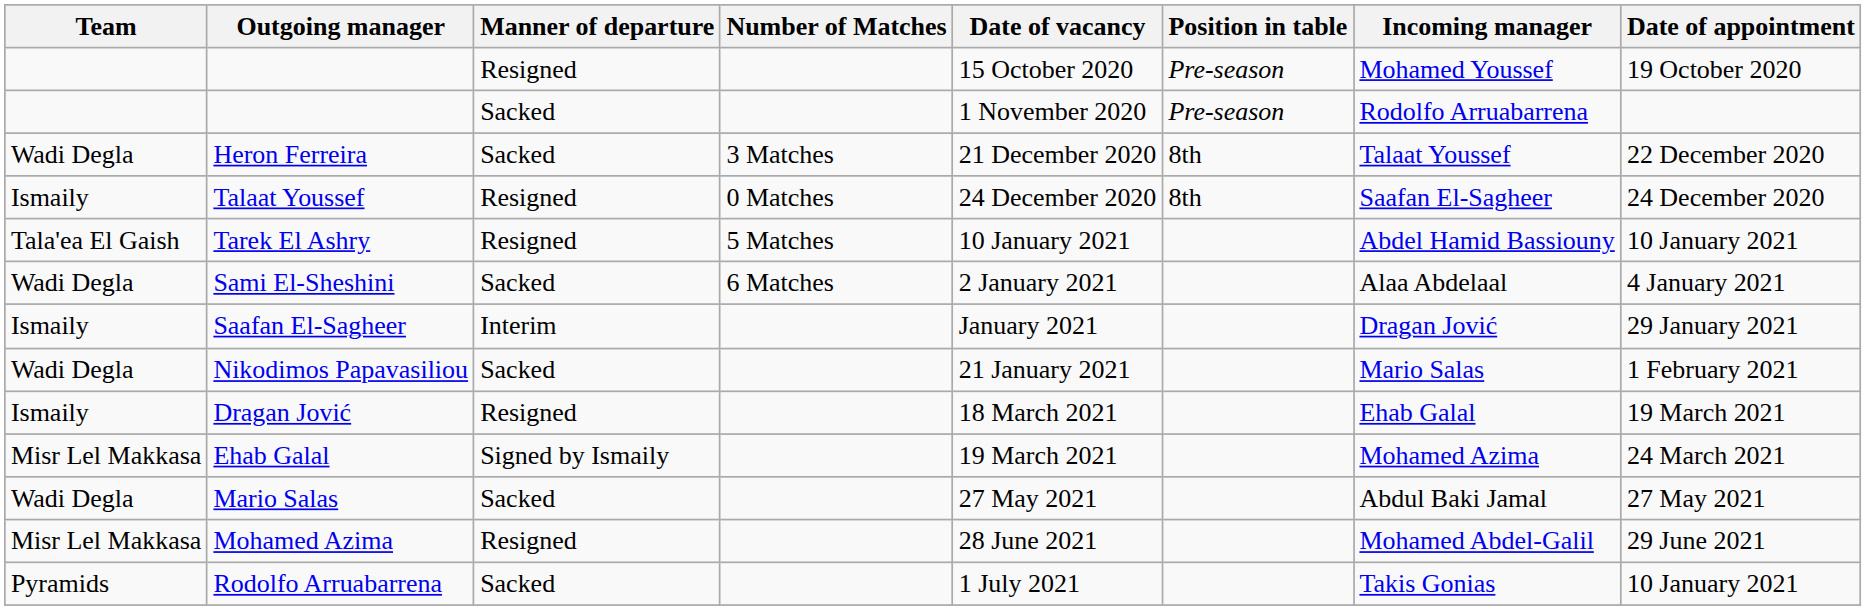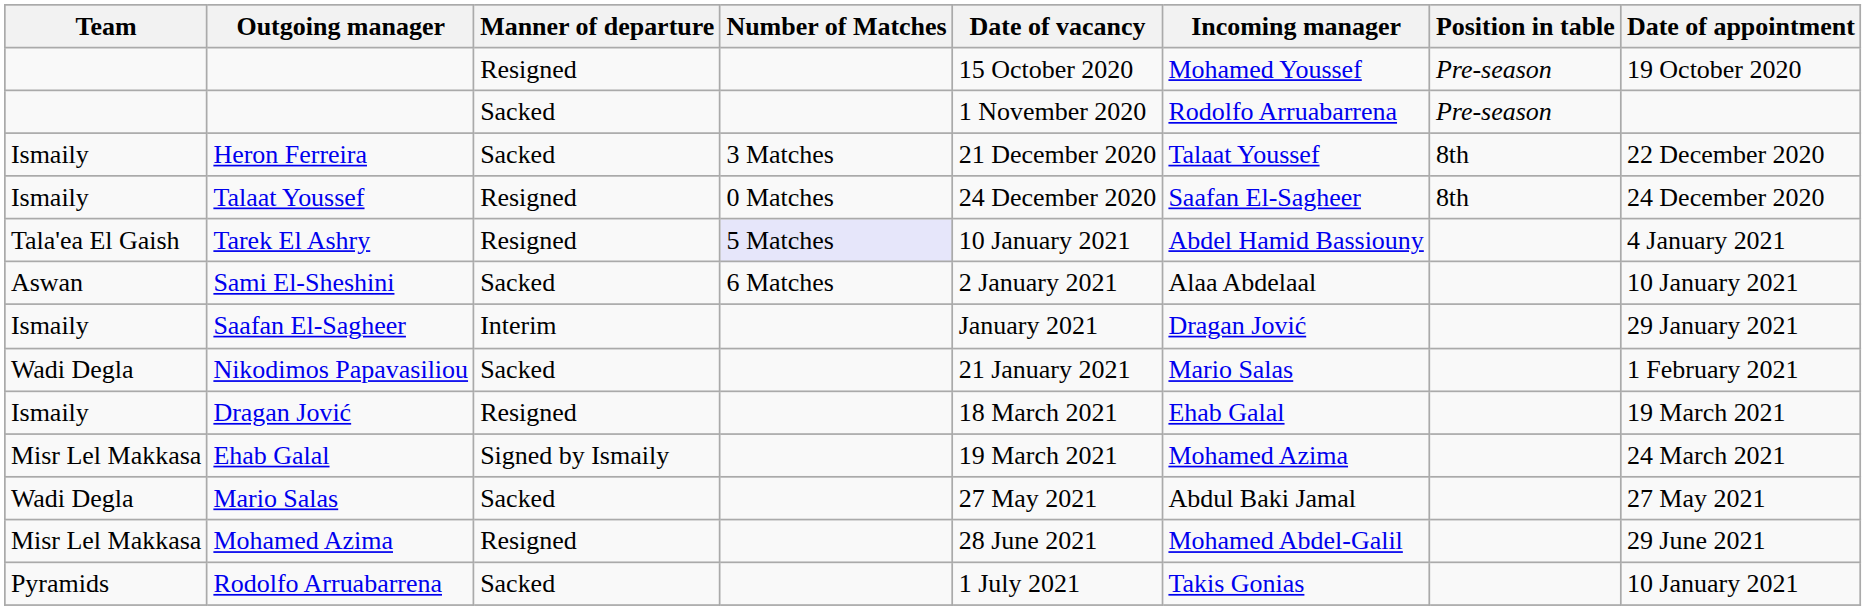columns swapped: (1258, 26) <-> (1487, 26)
(72, 154) Wadi Degla -> (50, 154) Ismaily
(780, 240) no background -> (780, 240) lavender background
(1713, 240) 10 January 2021 -> (1706, 240) 4 January 2021
(72, 283) Wadi Degla -> (47, 283) Aswan
(1706, 283) 4 January 2021 -> (1713, 283) 10 January 2021
